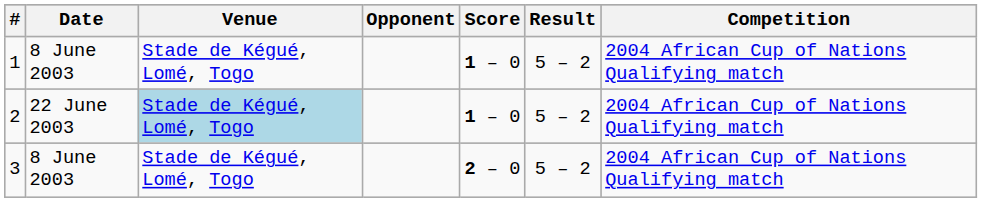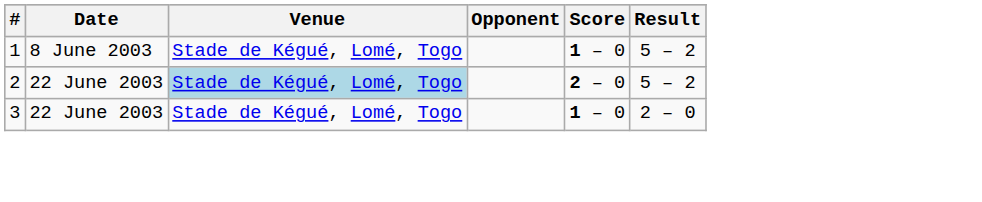- column: (789, 20)
(492, 116) 1 – 0 -> (597, 83) 2 – 0
(63, 170) 8 June 2003 -> (96, 114) 22 June 2003
(492, 170) 2 – 0 -> (597, 114) 1 – 0
(563, 170) 5 – 2 -> (668, 114) 2 – 0
